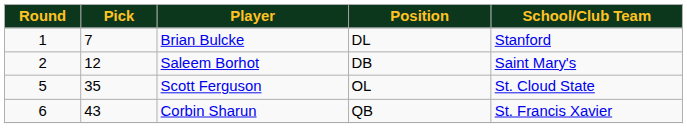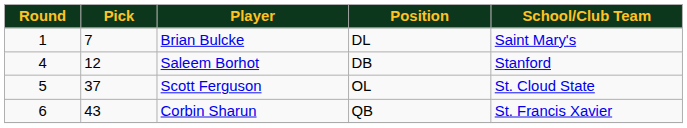(523, 39) Stanford -> (535, 39) Saint Mary's
(43, 63) 2 -> (43, 63) 4
(535, 63) Saint Mary's -> (523, 63) Stanford
(93, 87) 35 -> (93, 87) 37
